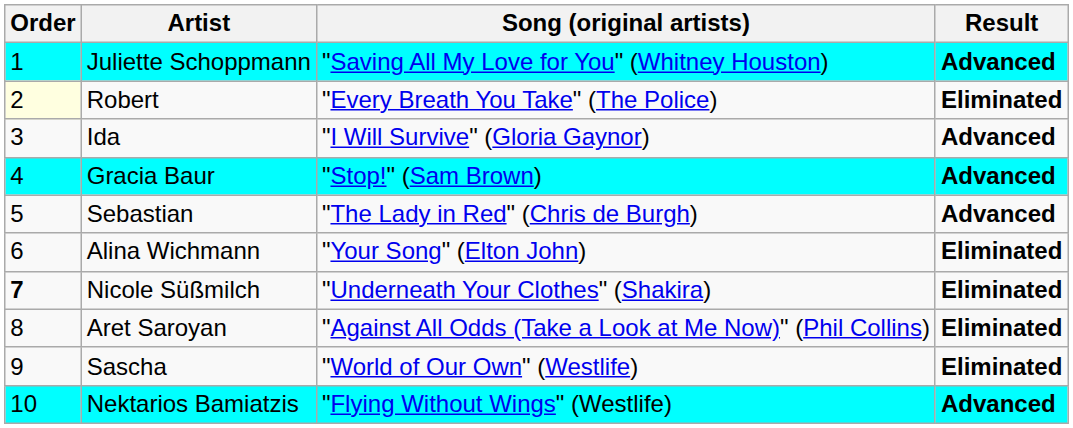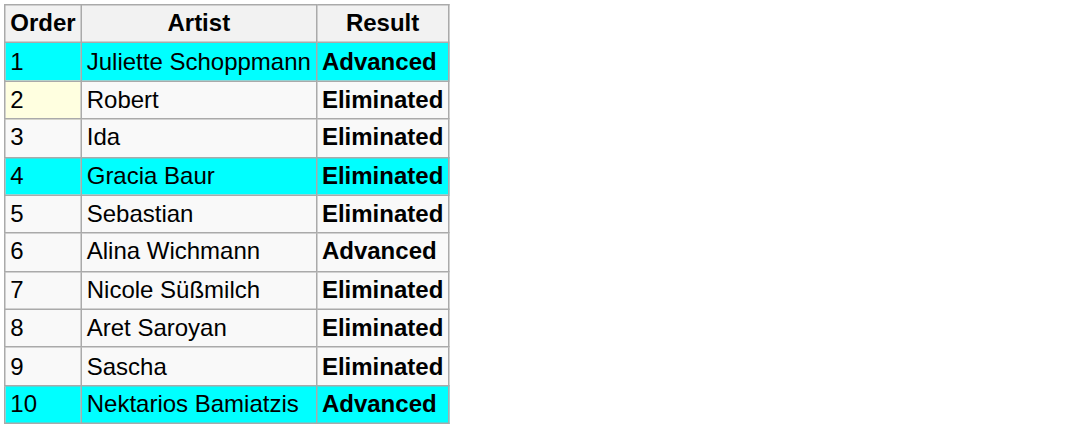- column: (626, 23)
(998, 137) Advanced -> (383, 137) Eliminated
(998, 175) Advanced -> (383, 175) Eliminated
(998, 213) Advanced -> (383, 213) Eliminated
(1002, 251) Eliminated -> (379, 251) Advanced
(17, 289) bold -> (17, 289) normal
